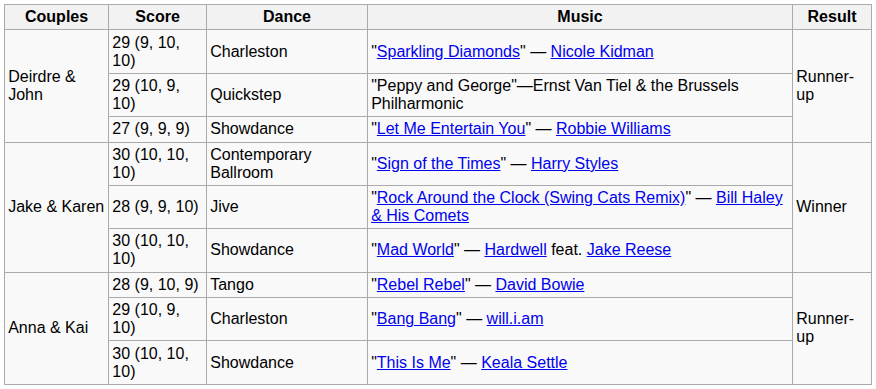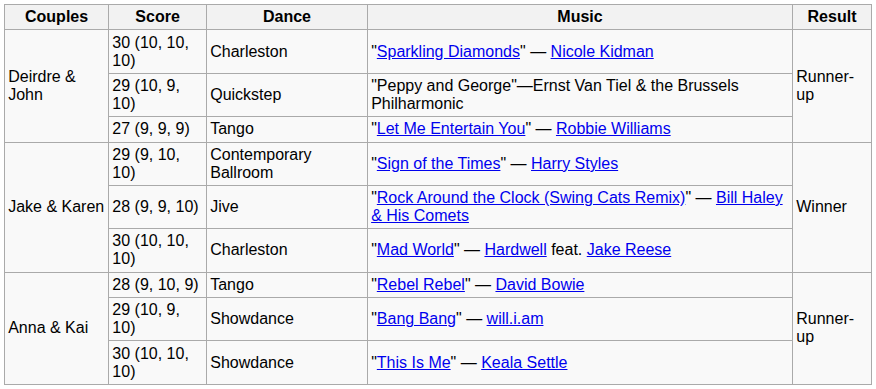(146, 51) 29 (9, 10, 10) -> (151, 51) 30 (10, 10, 10)
(252, 129) Showdance -> (232, 129) Tango
(151, 163) 30 (10, 10, 10) -> (146, 163) 29 (9, 10, 10)
(252, 250) Showdance -> (249, 250) Charleston
(249, 319) Charleston -> (252, 319) Showdance
